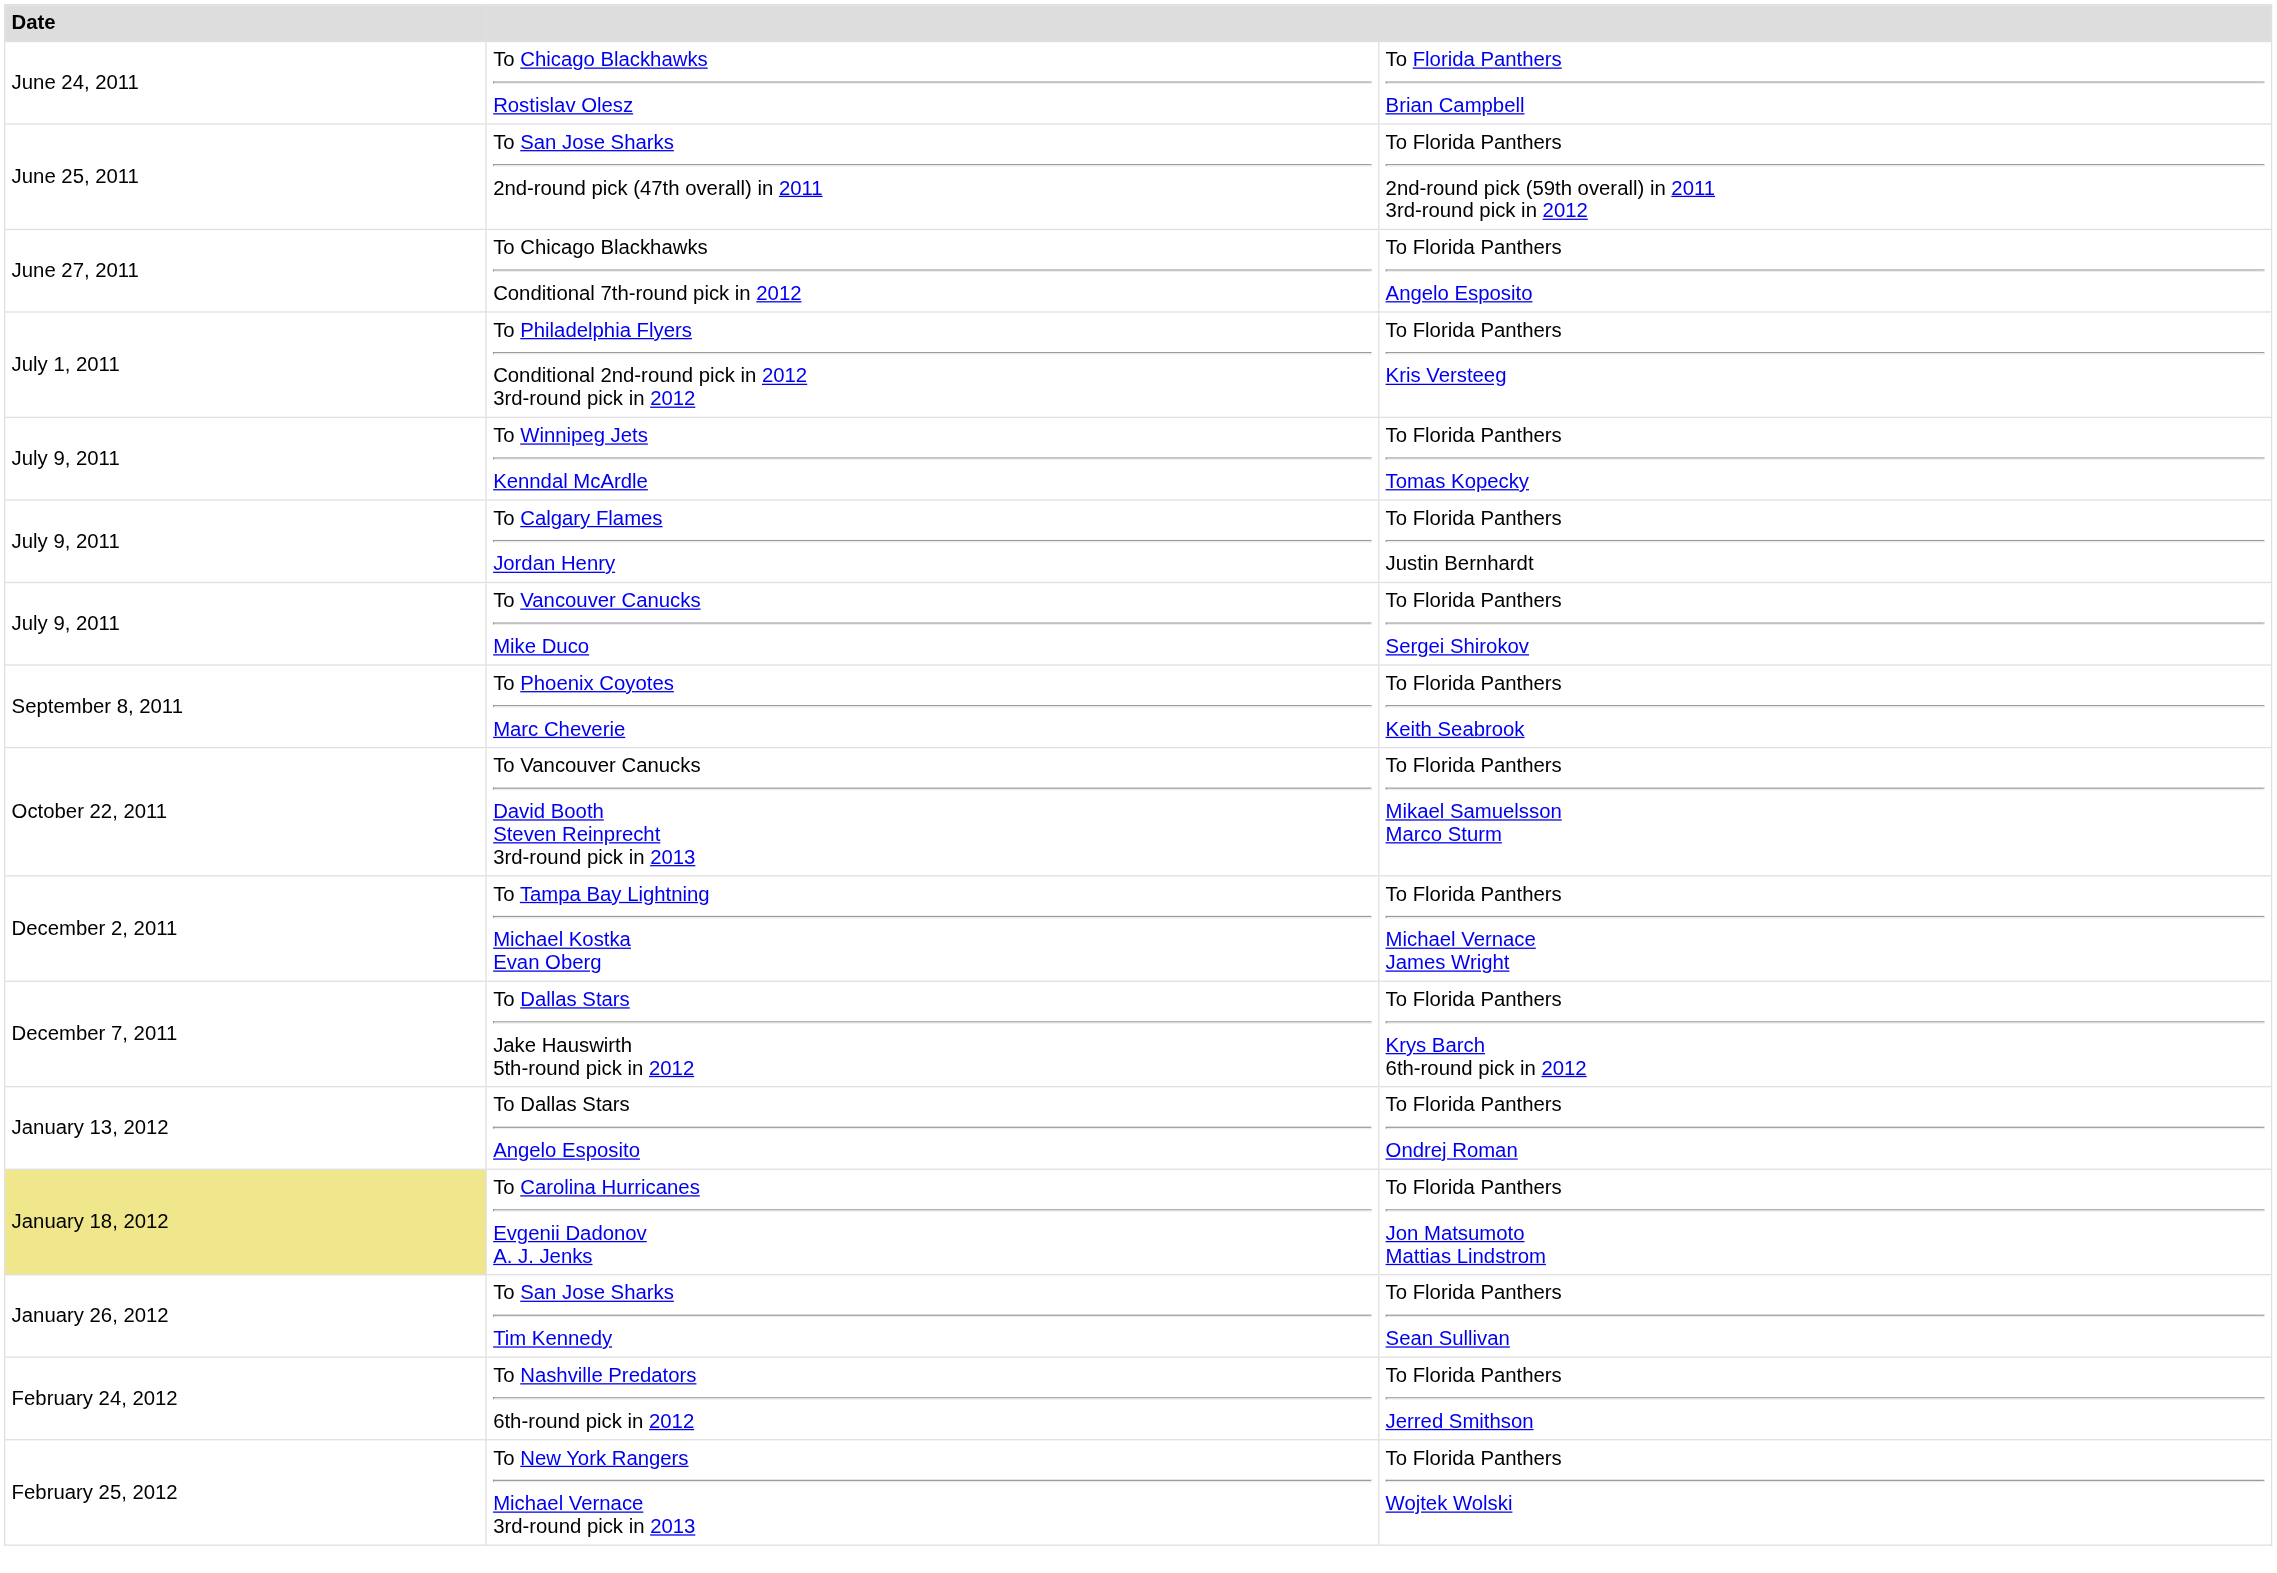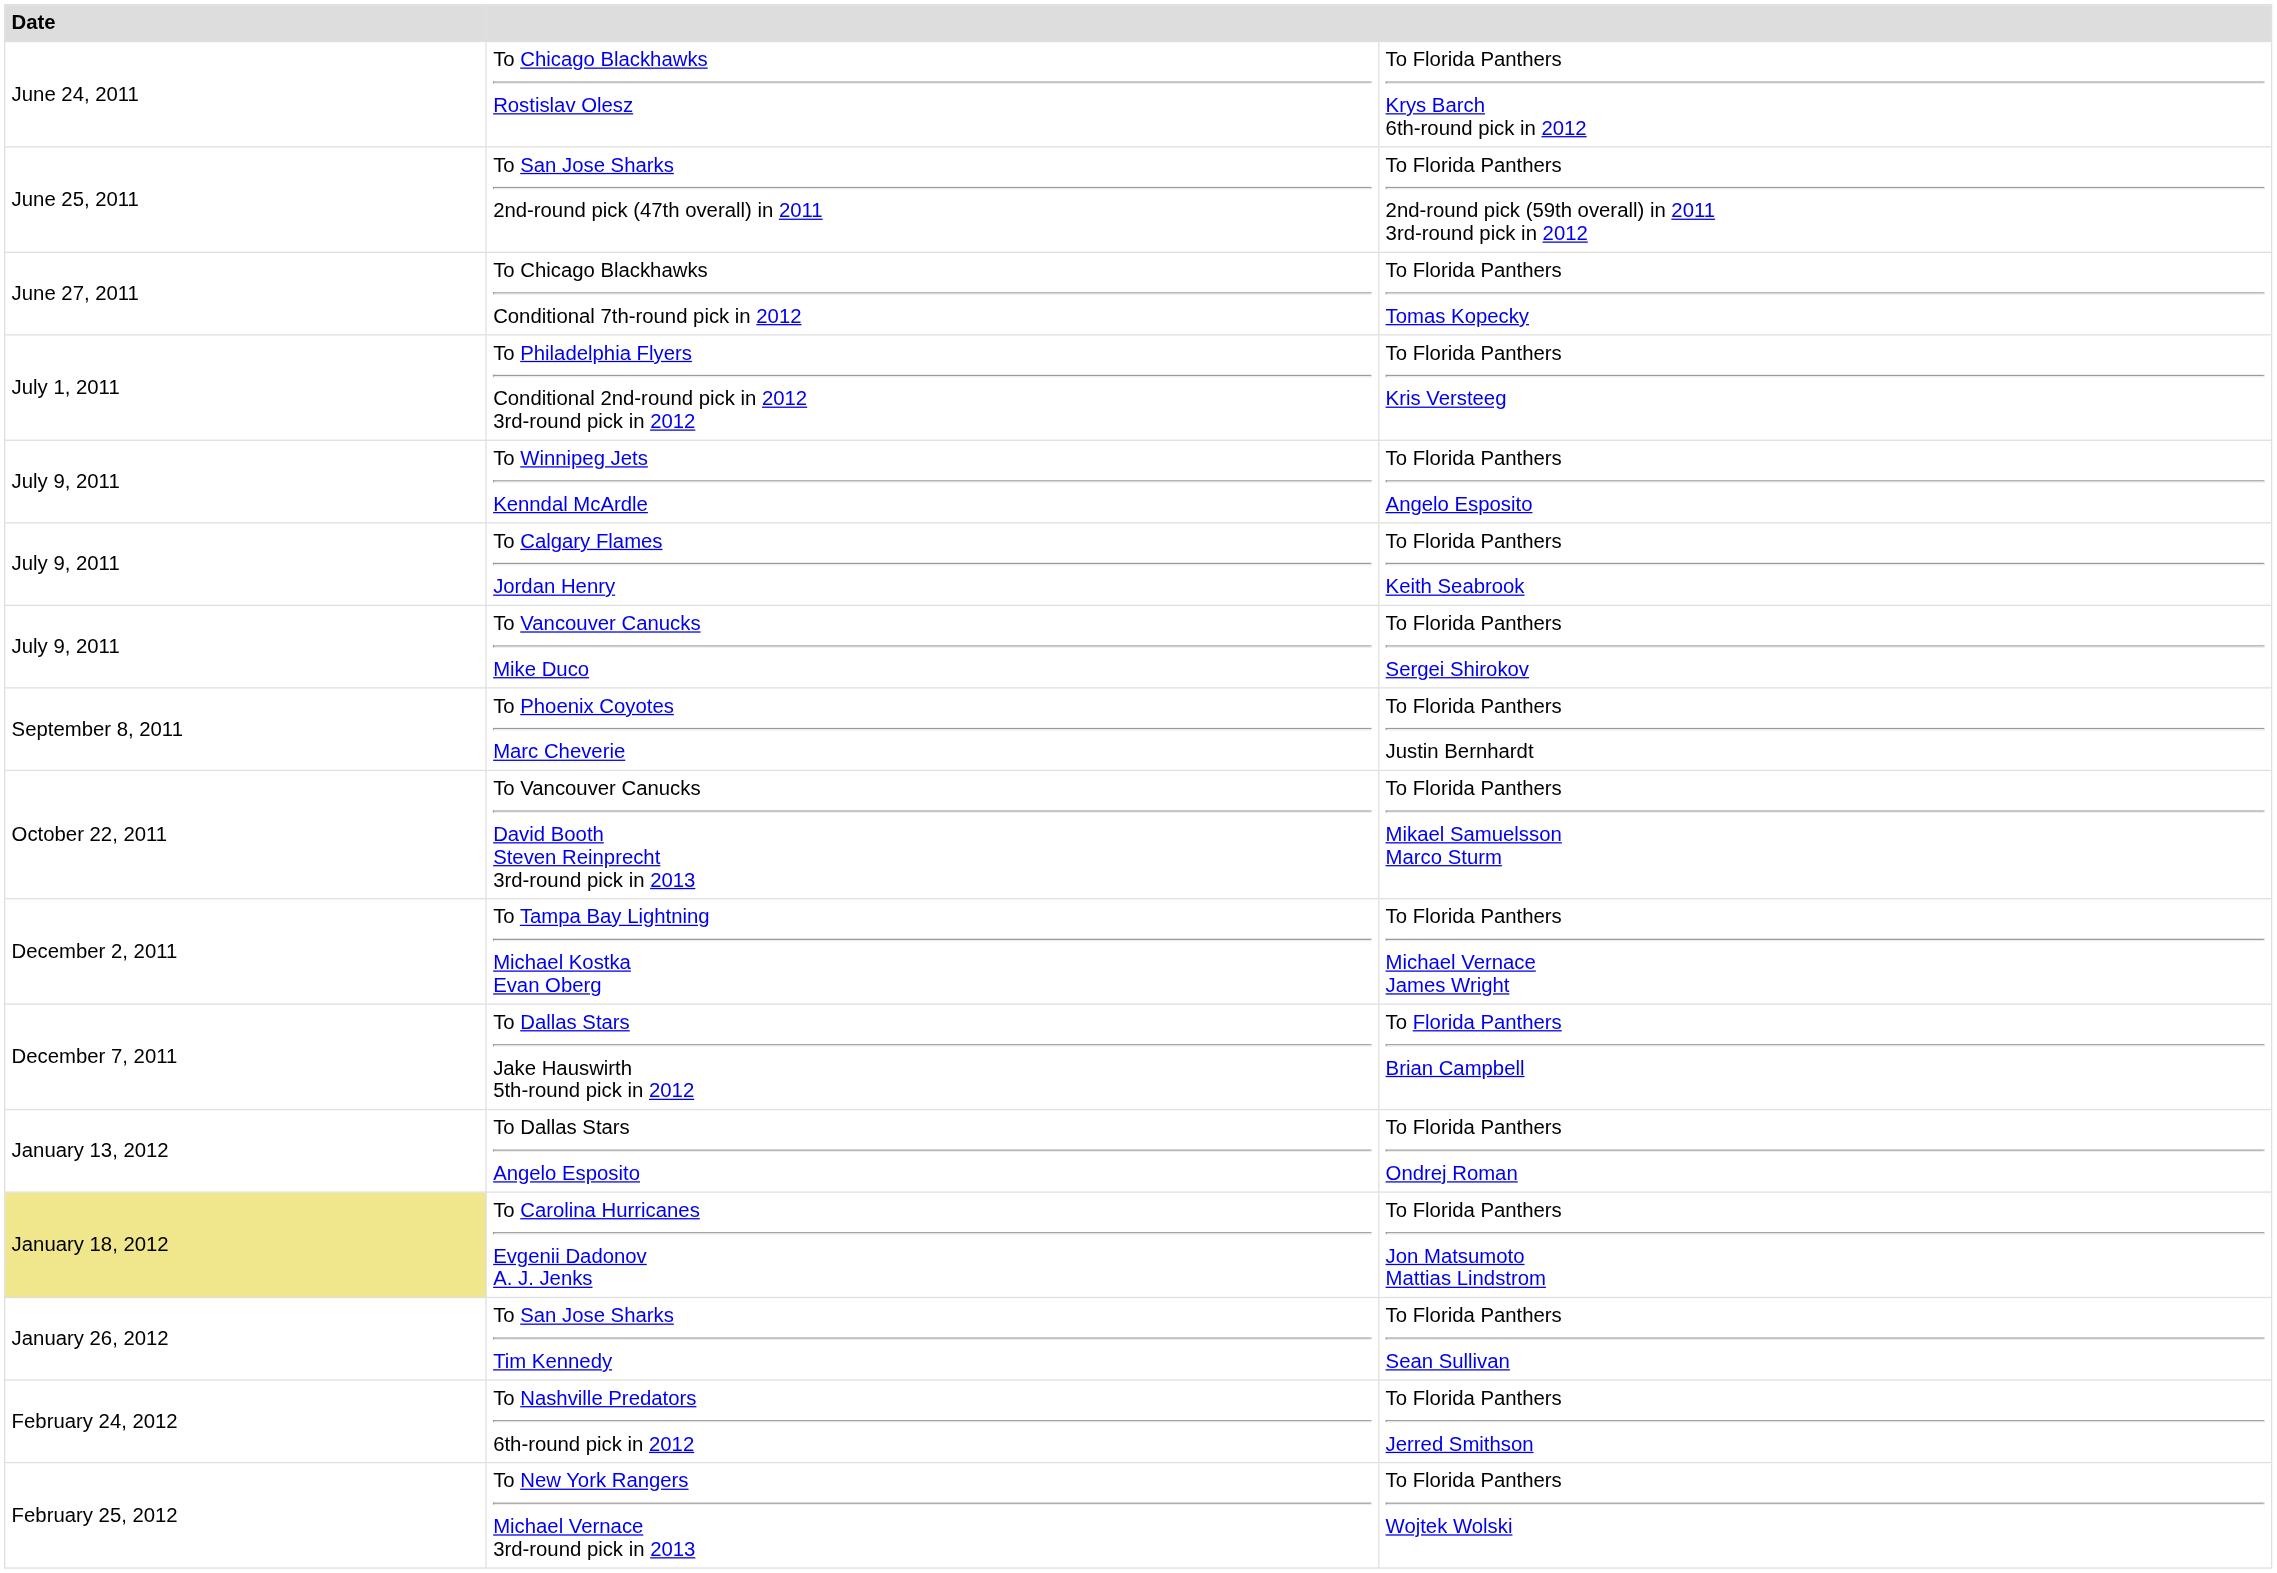(1825, 82) To Florida Panthers Brian Campbell -> (1825, 94) To Florida Panthers Krys Barch 6th-round pick in 2012
(1825, 270) To Florida Panthers Angelo Esposito -> (1825, 293) To Florida Panthers Tomas Kopecky
(1825, 458) To Florida Panthers Tomas Kopecky -> (1825, 481) To Florida Panthers Angelo Esposito
(1825, 541) To Florida Panthers Justin Bernhardt -> (1825, 563) To Florida Panthers Keith Seabrook
(1825, 706) To Florida Panthers Keith Seabrook -> (1825, 729) To Florida Panthers Justin Bernhardt
(1825, 1033) To Florida Panthers Krys Barch 6th-round pick in 2012 -> (1825, 1045) To Florida Panthers Brian Campbell
